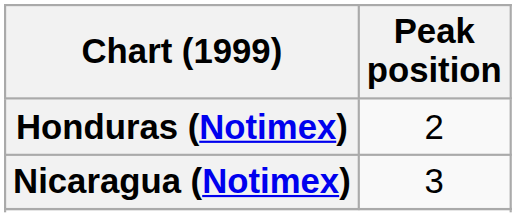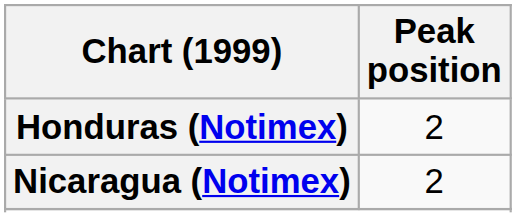(434, 181) 3 -> (434, 181) 2
